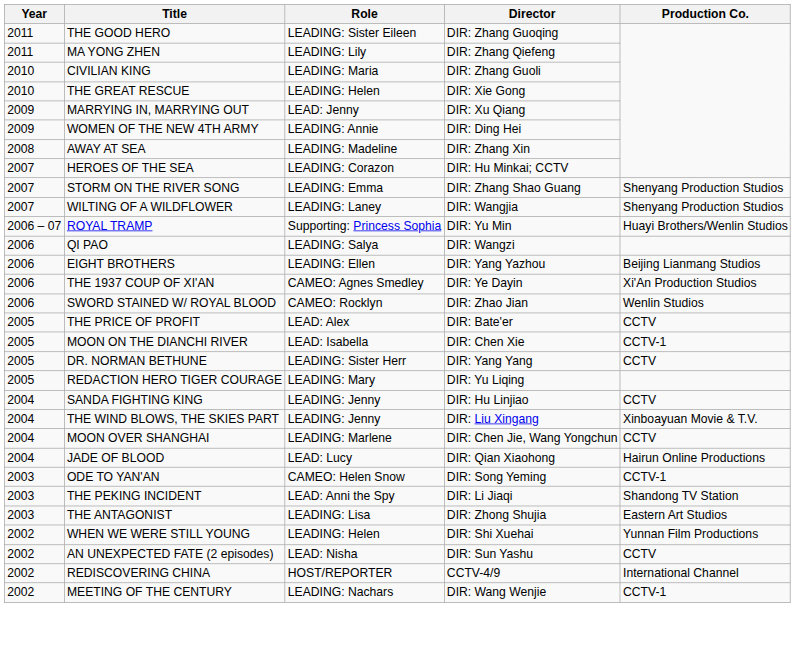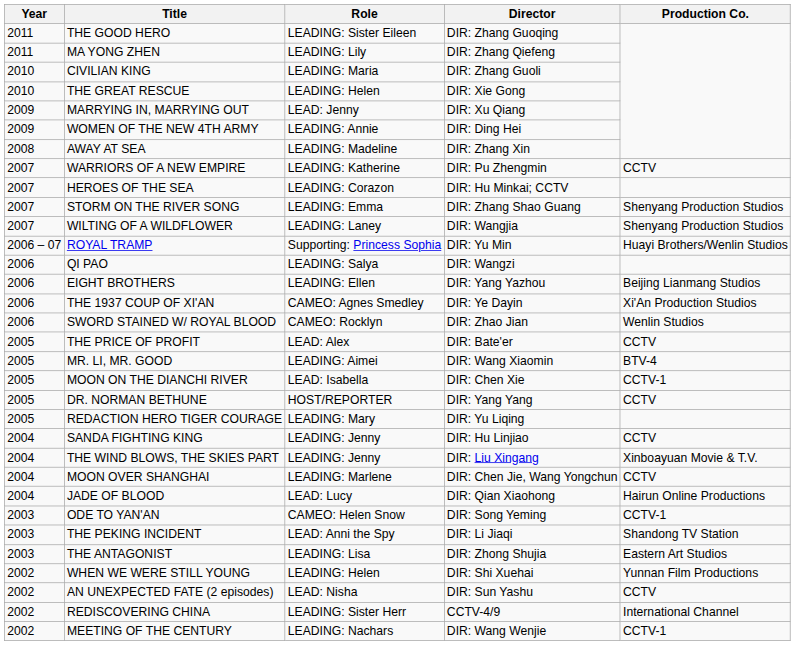+ row: (156, 168)
+ row: (120, 361)
(347, 361) LEADING: Sister Herr -> (340, 399) HOST/REPORTER
(340, 573) HOST/REPORTER -> (347, 611) LEADING: Sister Herr
